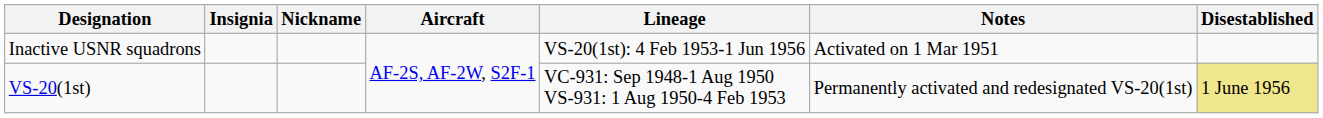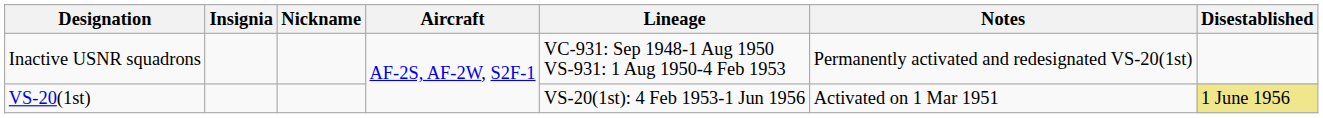(675, 48) VS-20(1st): 4 Feb 1953-1 Jun 1956 -> (665, 58) VC-931: Sep 1948-1 Aug 1950 VS-931: 1 Aug 1950-4 Feb 1953
(906, 48) Activated on 1 Mar 1951 -> (1003, 58) Permanently activated and redesignated VS-20(1st)
(665, 87) VC-931: Sep 1948-1 Aug 1950 VS-931: 1 Aug 1950-4 Feb 1953 -> (675, 98) VS-20(1st): 4 Feb 1953-1 Jun 1956
(1003, 87) Permanently activated and redesignated VS-20(1st) -> (906, 98) Activated on 1 Mar 1951
